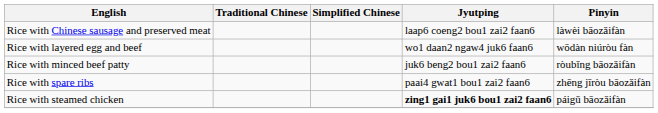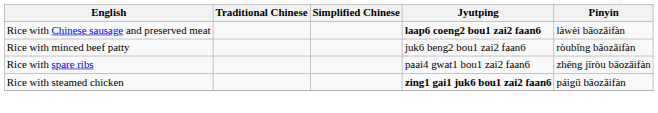(470, 30) normal -> (473, 30) bold
- row: (74, 47)
